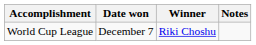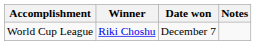columns swapped: (187, 13) <-> (126, 13)
